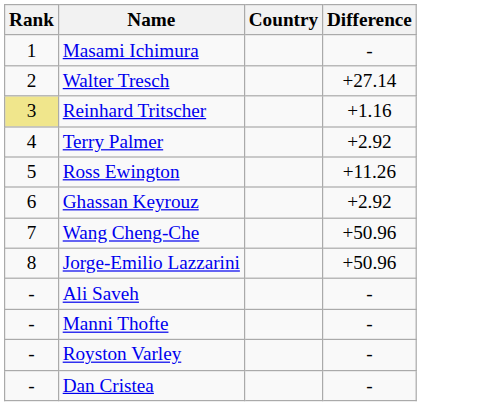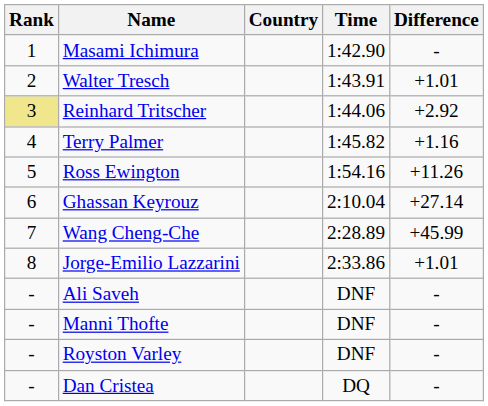+ column: (356, 19)
(369, 80) +27.14 -> (436, 80) +1.01
(369, 111) +1.16 -> (436, 111) +2.92
(369, 141) +2.92 -> (436, 141) +1.16
(369, 202) +2.92 -> (436, 202) +27.14
(369, 232) +50.96 -> (436, 232) +45.99
(369, 263) +50.96 -> (436, 263) +1.01
